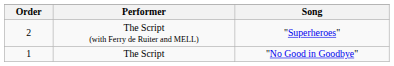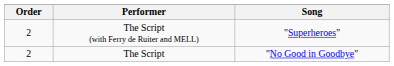(29, 54) 1 -> (29, 54) 2
